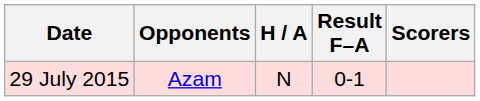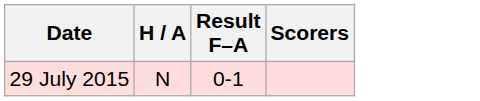- column: (195, 33)
